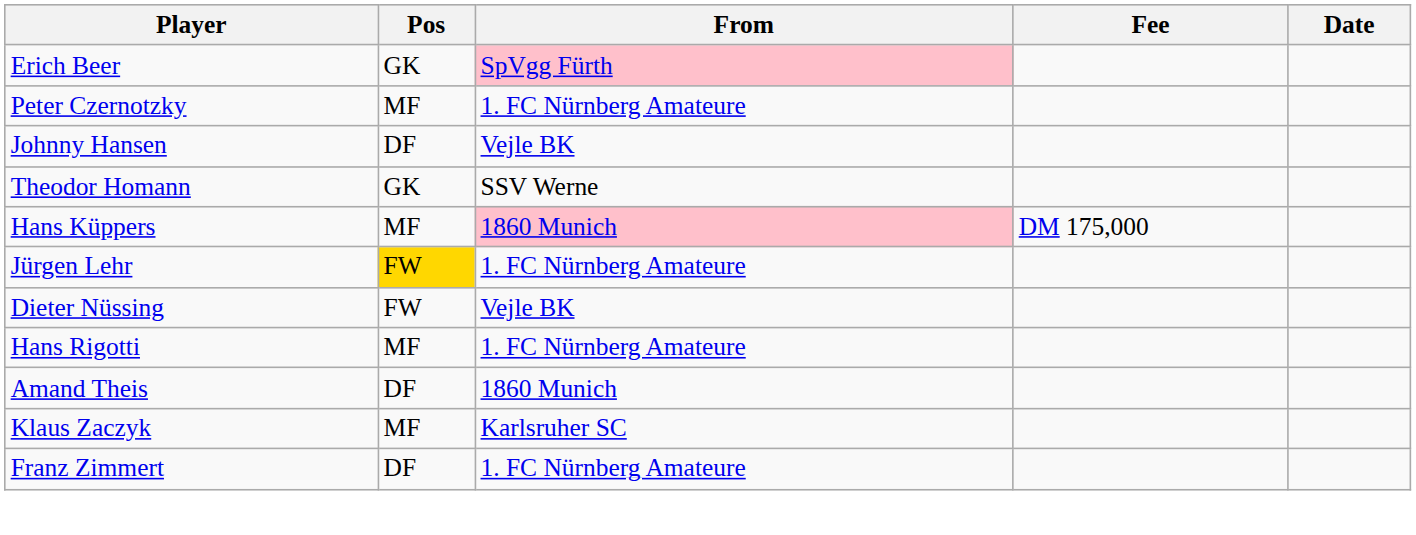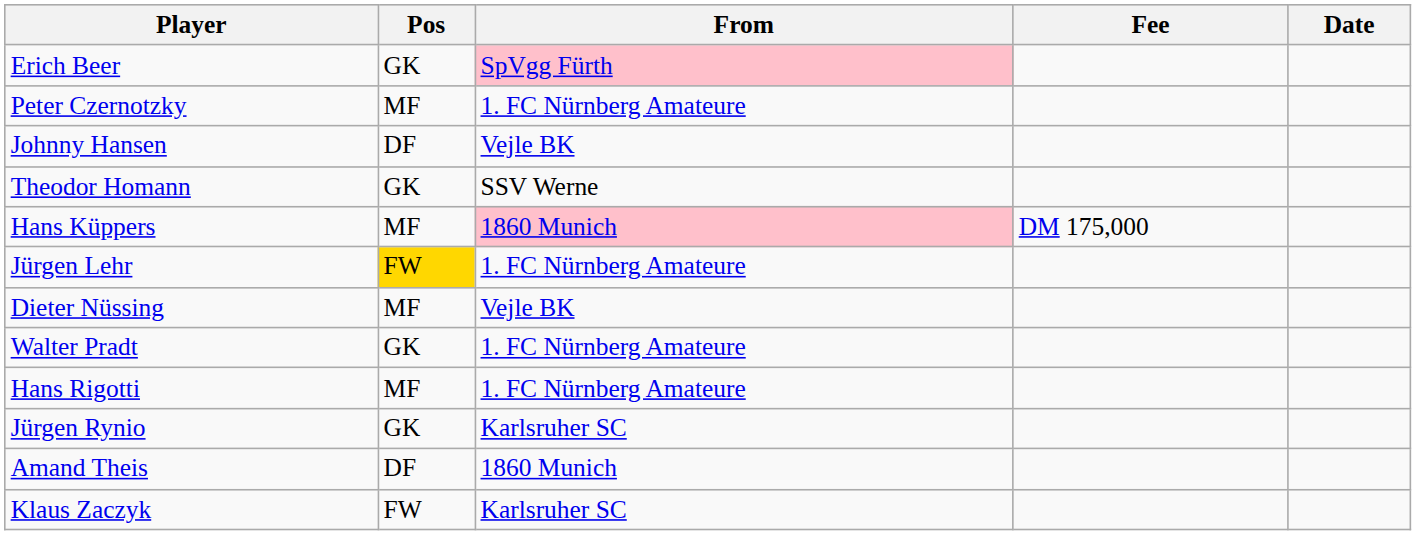(403, 307) FW -> (402, 307) MF
+ row: (74, 347)
+ row: (78, 428)
(402, 428) MF -> (403, 508) FW
- row: (87, 468)
